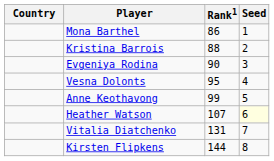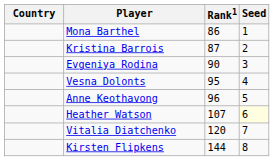(214, 48) 88 -> (214, 48) 87
(214, 98) 99 -> (214, 98) 96
(217, 131) 131 -> (217, 131) 120
